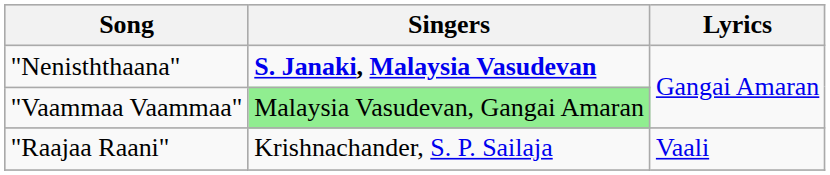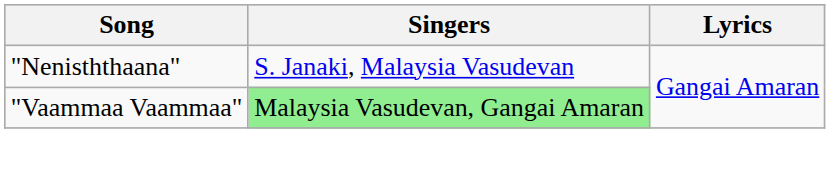(425, 66) bold -> (414, 66) normal
- row: (90, 148)
